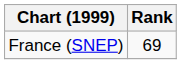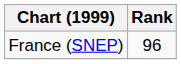(152, 44) 69 -> (152, 44) 96
